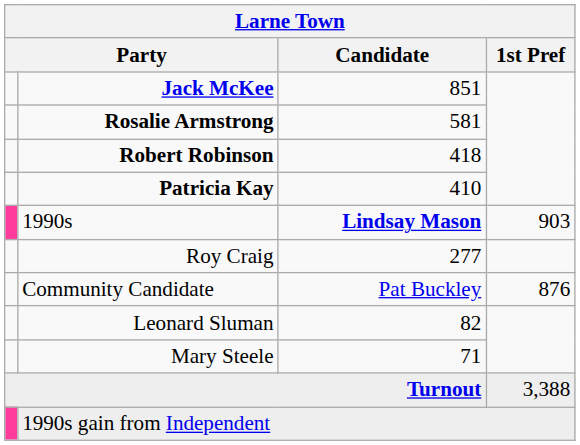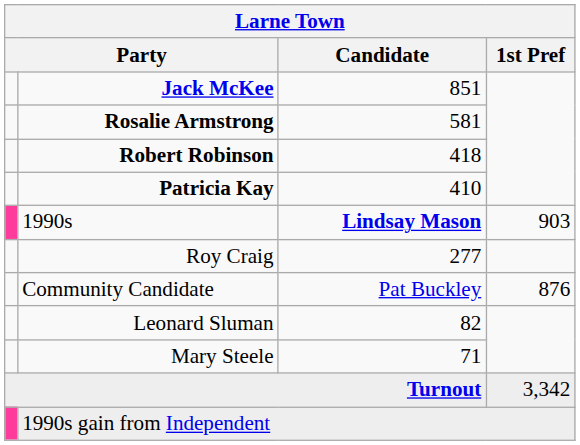(546, 389) 3,388 -> (546, 389) 3,342
